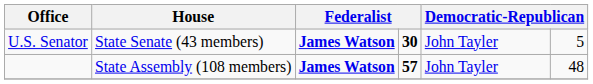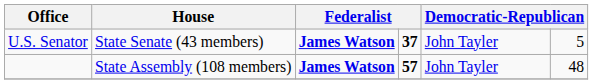(410, 41) 30 -> (410, 41) 37
